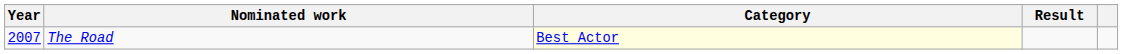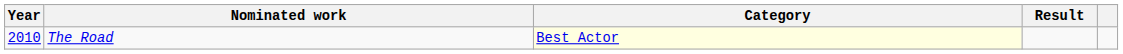(24, 38) 2007 -> (24, 38) 2010
